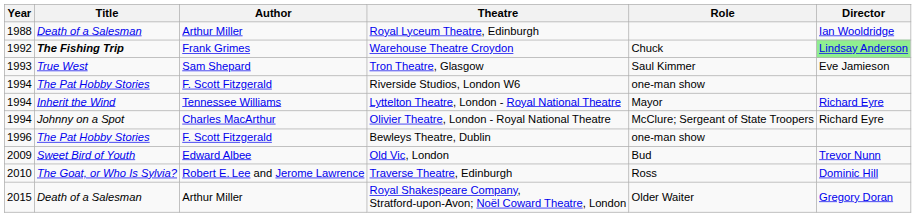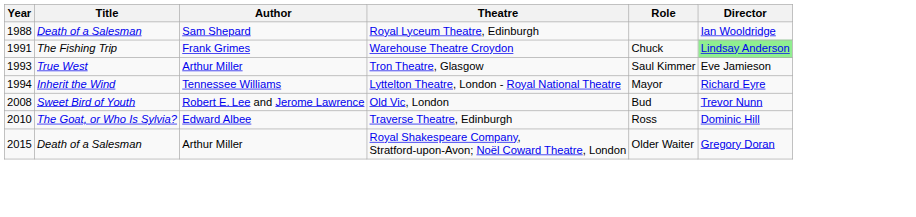(212, 31) Arthur Miller -> (216, 31) Sam Shepard
(19, 48) 1992 -> (19, 48) 1991
(80, 48) bold -> (77, 48) normal
(216, 66) Sam Shepard -> (212, 66) Arthur Miller
- row: (445, 84)
- row: (490, 119)
- row: (430, 137)
(19, 155) 2009 -> (19, 102) 2008
(217, 155) Edward Albee -> (273, 102) Robert E. Lee and Jerome Lawrence
(273, 173) Robert E. Lee and Jerome Lawrence -> (217, 119) Edward Albee
